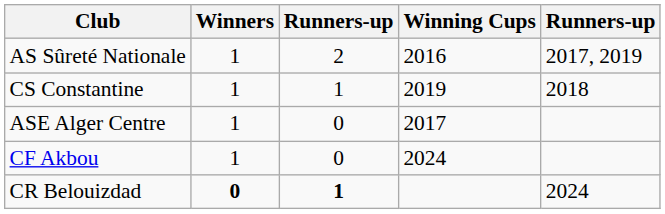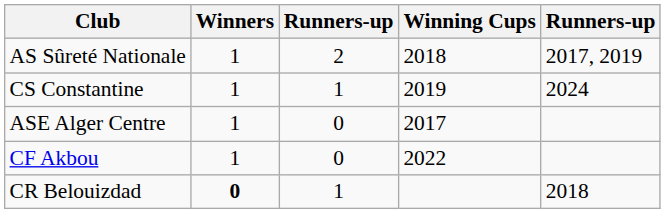(425, 55) 2016 -> (425, 55) 2018
(567, 89) 2018 -> (567, 89) 2024
(425, 157) 2024 -> (425, 157) 2022
(339, 191) bold -> (339, 191) normal
(567, 191) 2024 -> (567, 191) 2018
